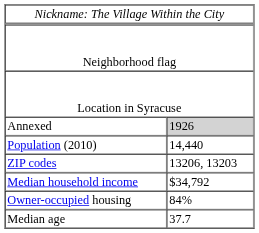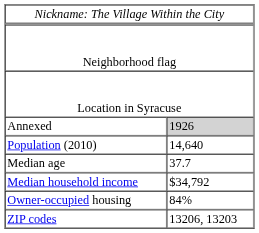(186, 145) 14,440 -> (186, 145) 14,640
rows swapped: (36, 218) <-> (32, 163)
